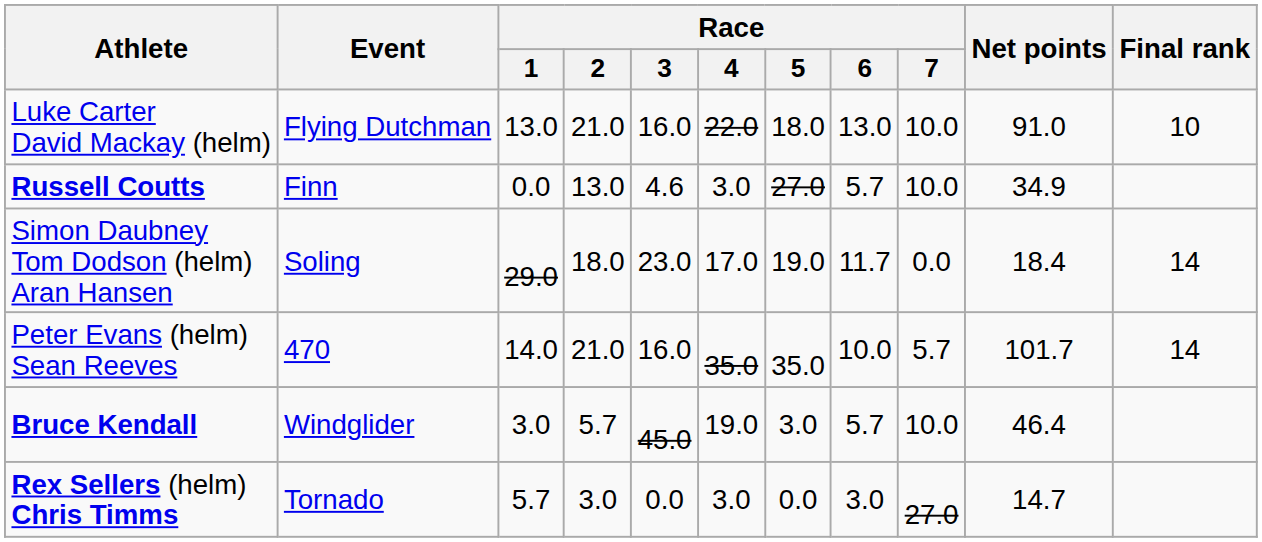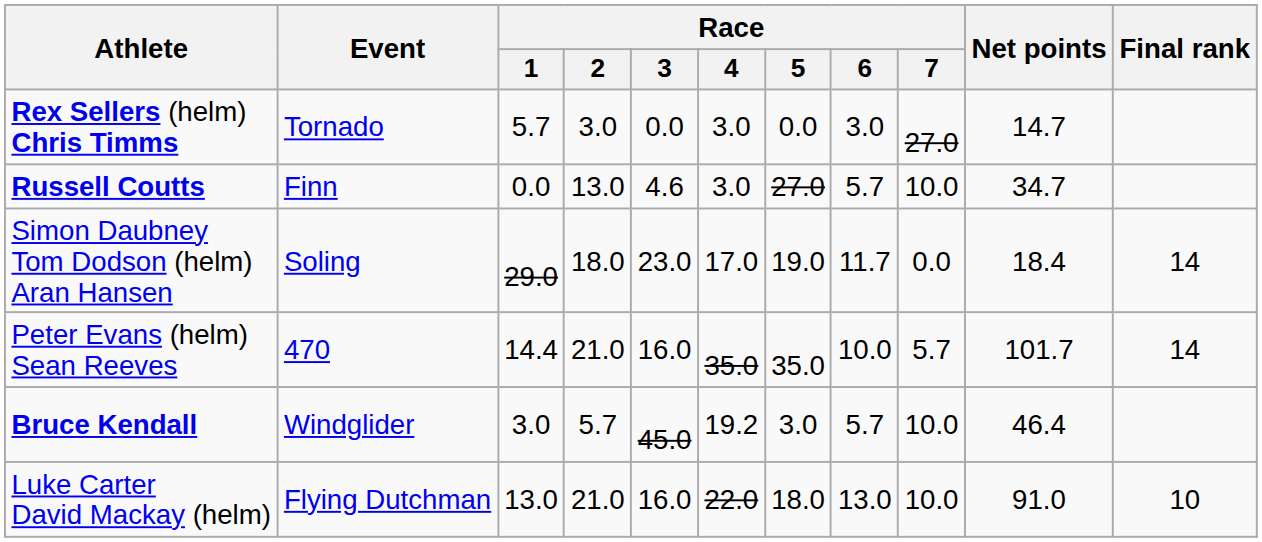rows swapped: (141, 127) <-> (129, 499)
(1039, 186) 34.9 -> (1039, 186) 34.7
(531, 351) 14.0 -> (531, 351) 14.4
(731, 425) 19.0 -> (731, 425) 19.2
